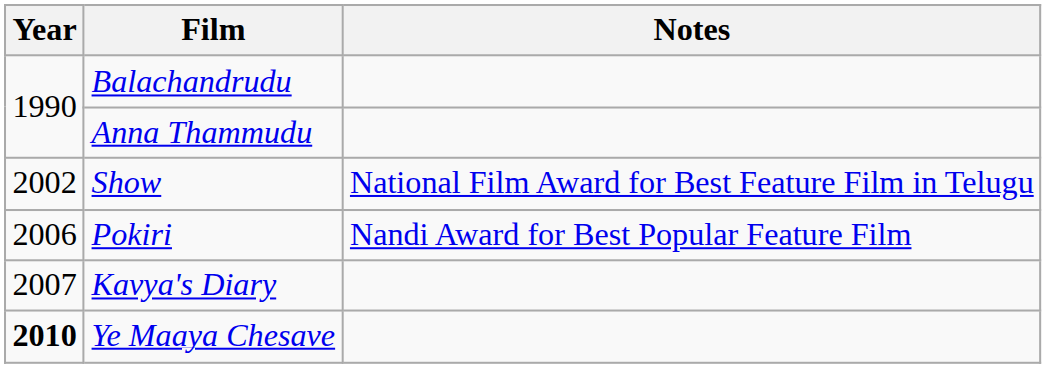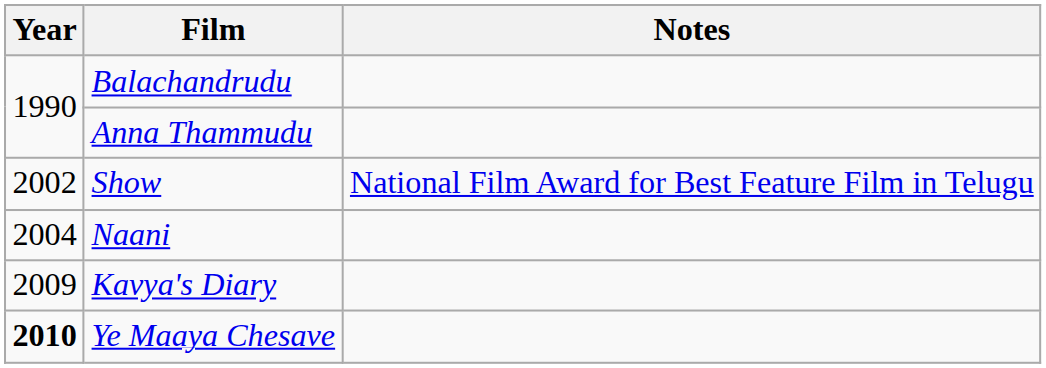+ row: (131, 234)
- row: (132, 234)
(45, 285) 2007 -> (45, 285) 2009
